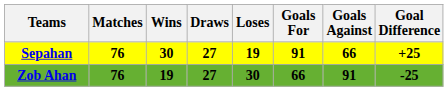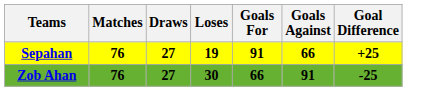- column: (166, 23)
